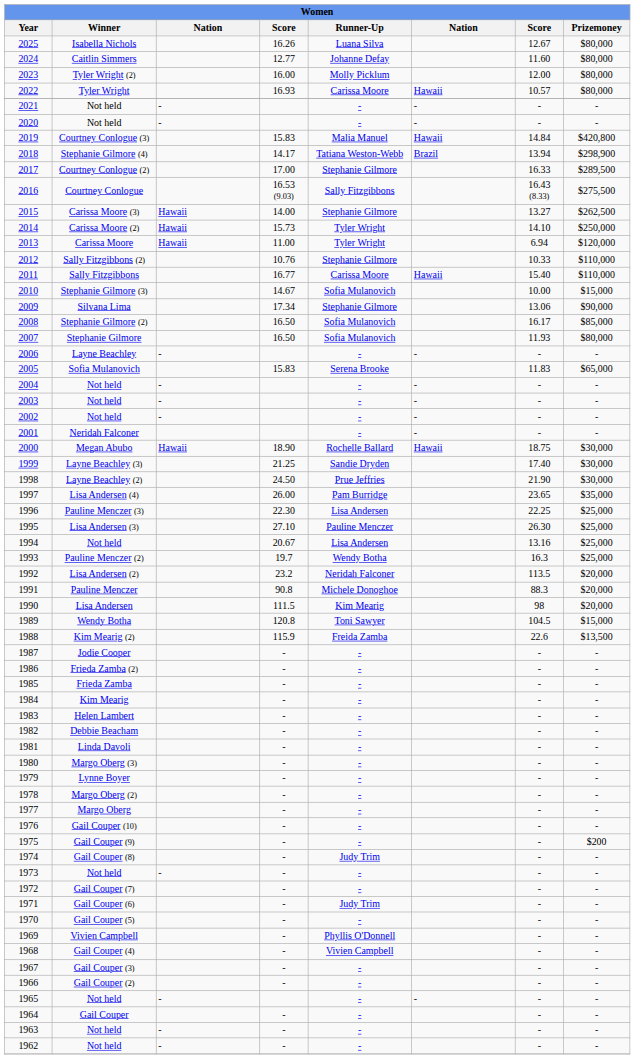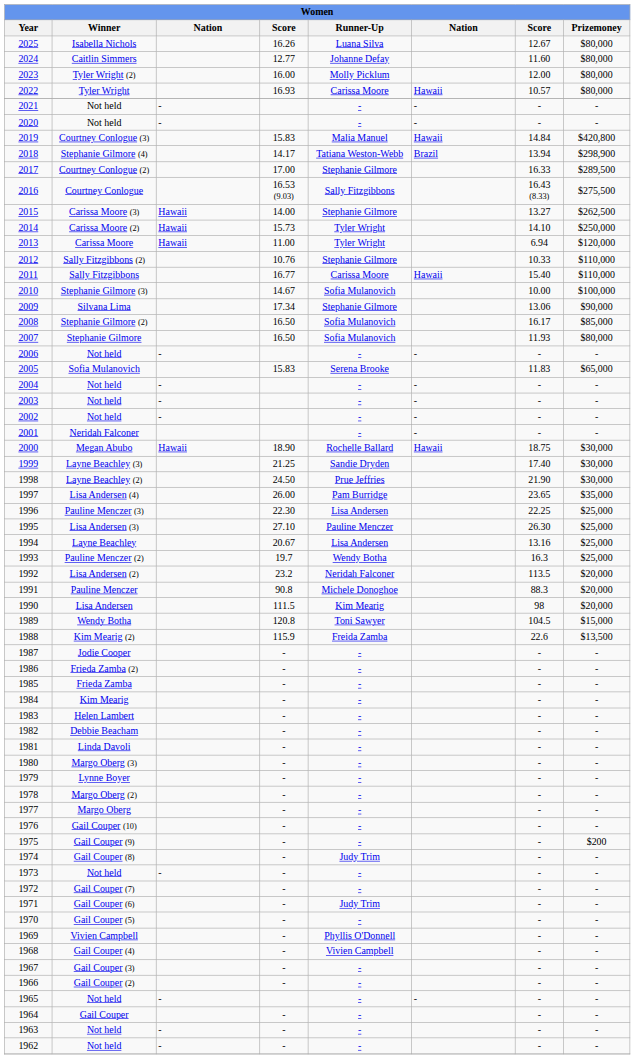(597, 290) $15,000 -> (597, 290) $100,000
(104, 353) Layne Beachley -> (104, 353) Not held
(104, 542) Not held -> (104, 542) Layne Beachley
